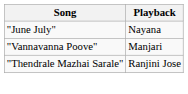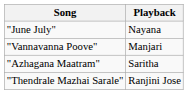+ row: (53, 64)
